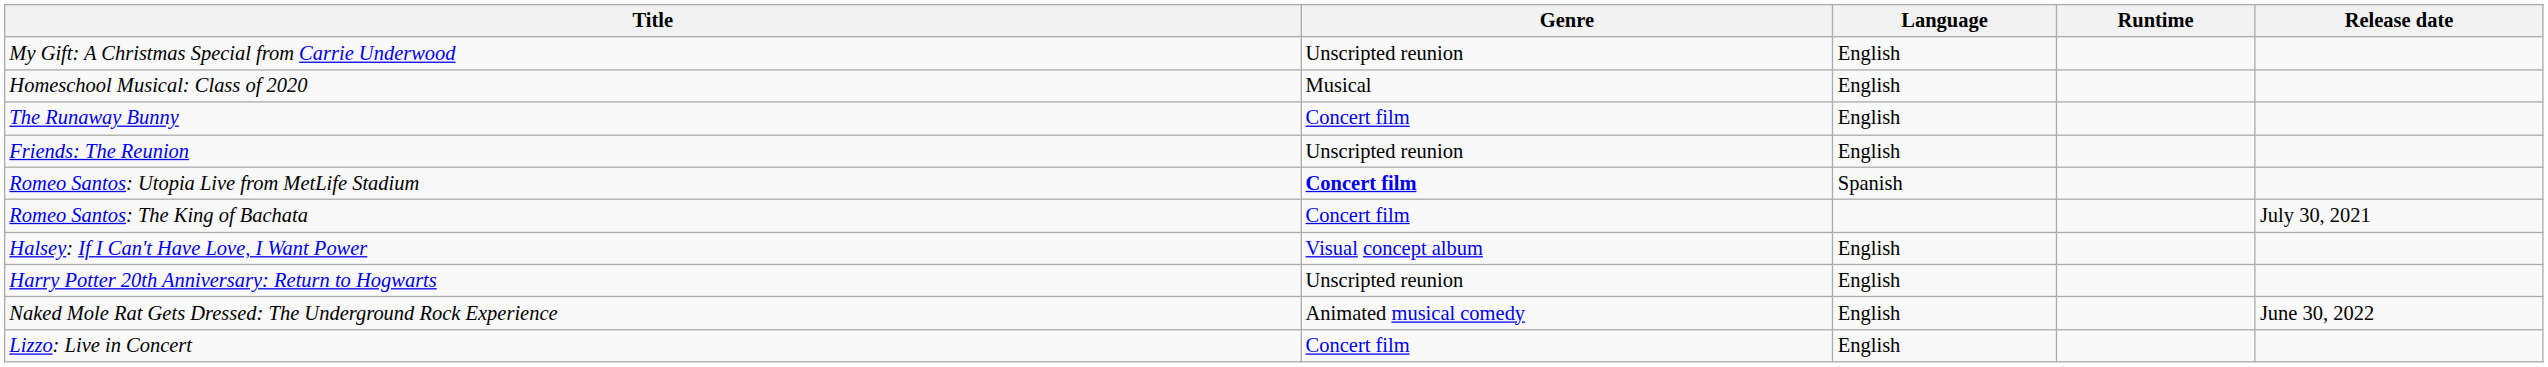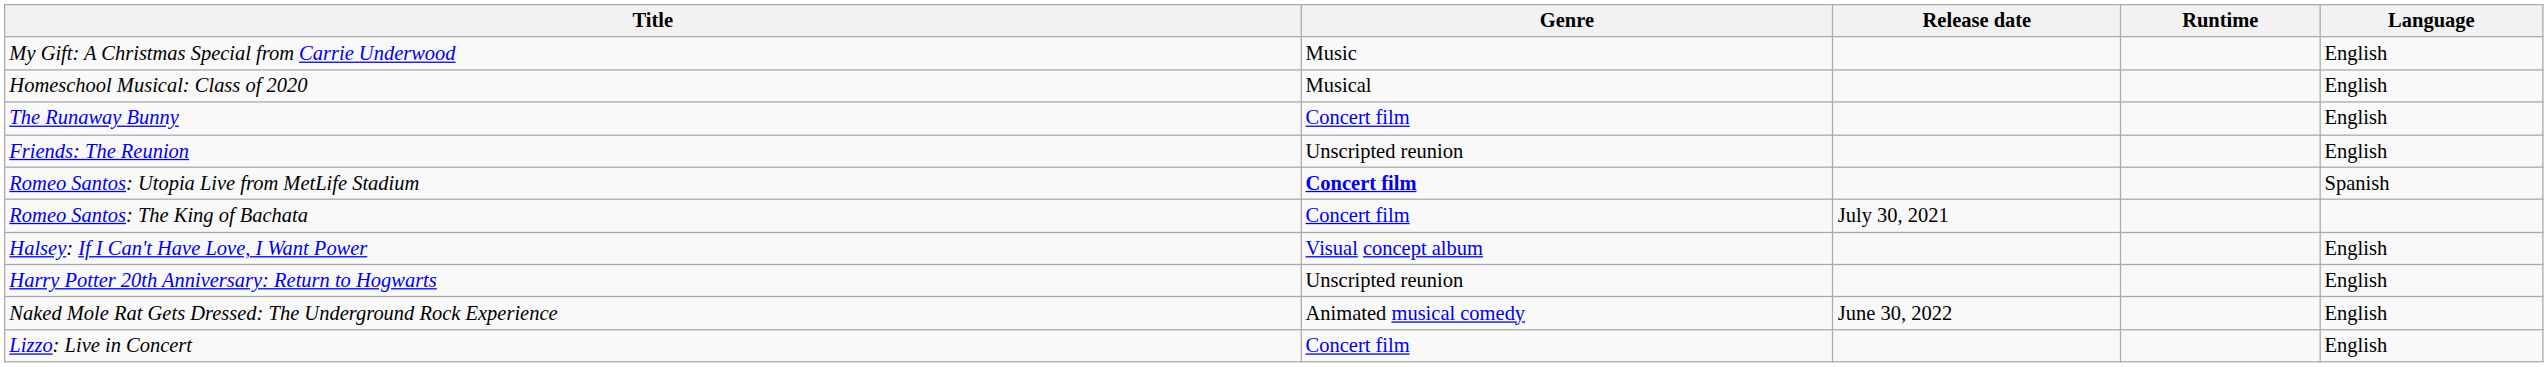columns swapped: (2399, 20) <-> (1945, 20)
(1384, 53) Unscripted reunion -> (1331, 53) Music
